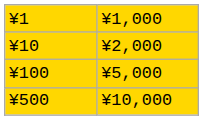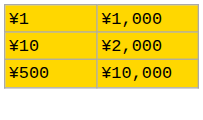- row: (29, 74)
